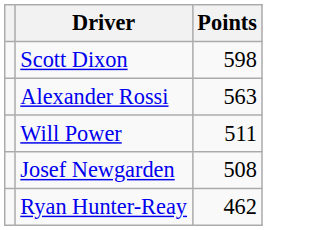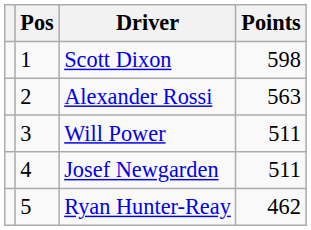+ column: (37, 23)
(240, 170) 508 -> (284, 170) 511
